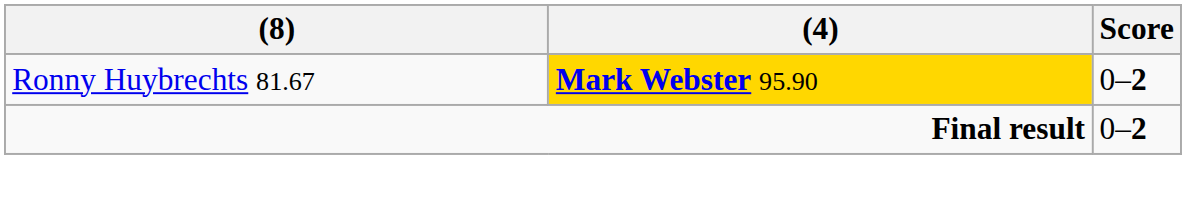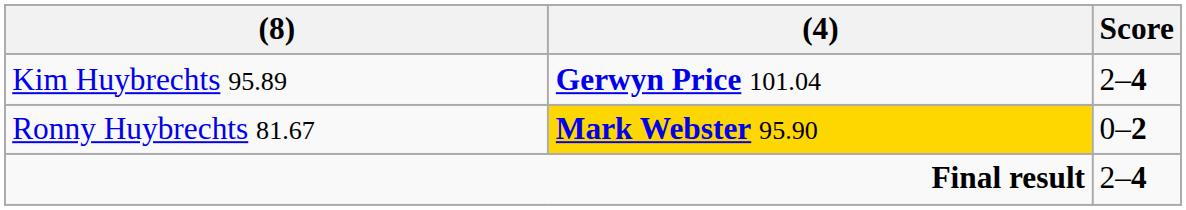+ row: (150, 79)
(1123, 128) 0–2 -> (1123, 178) 2–4
